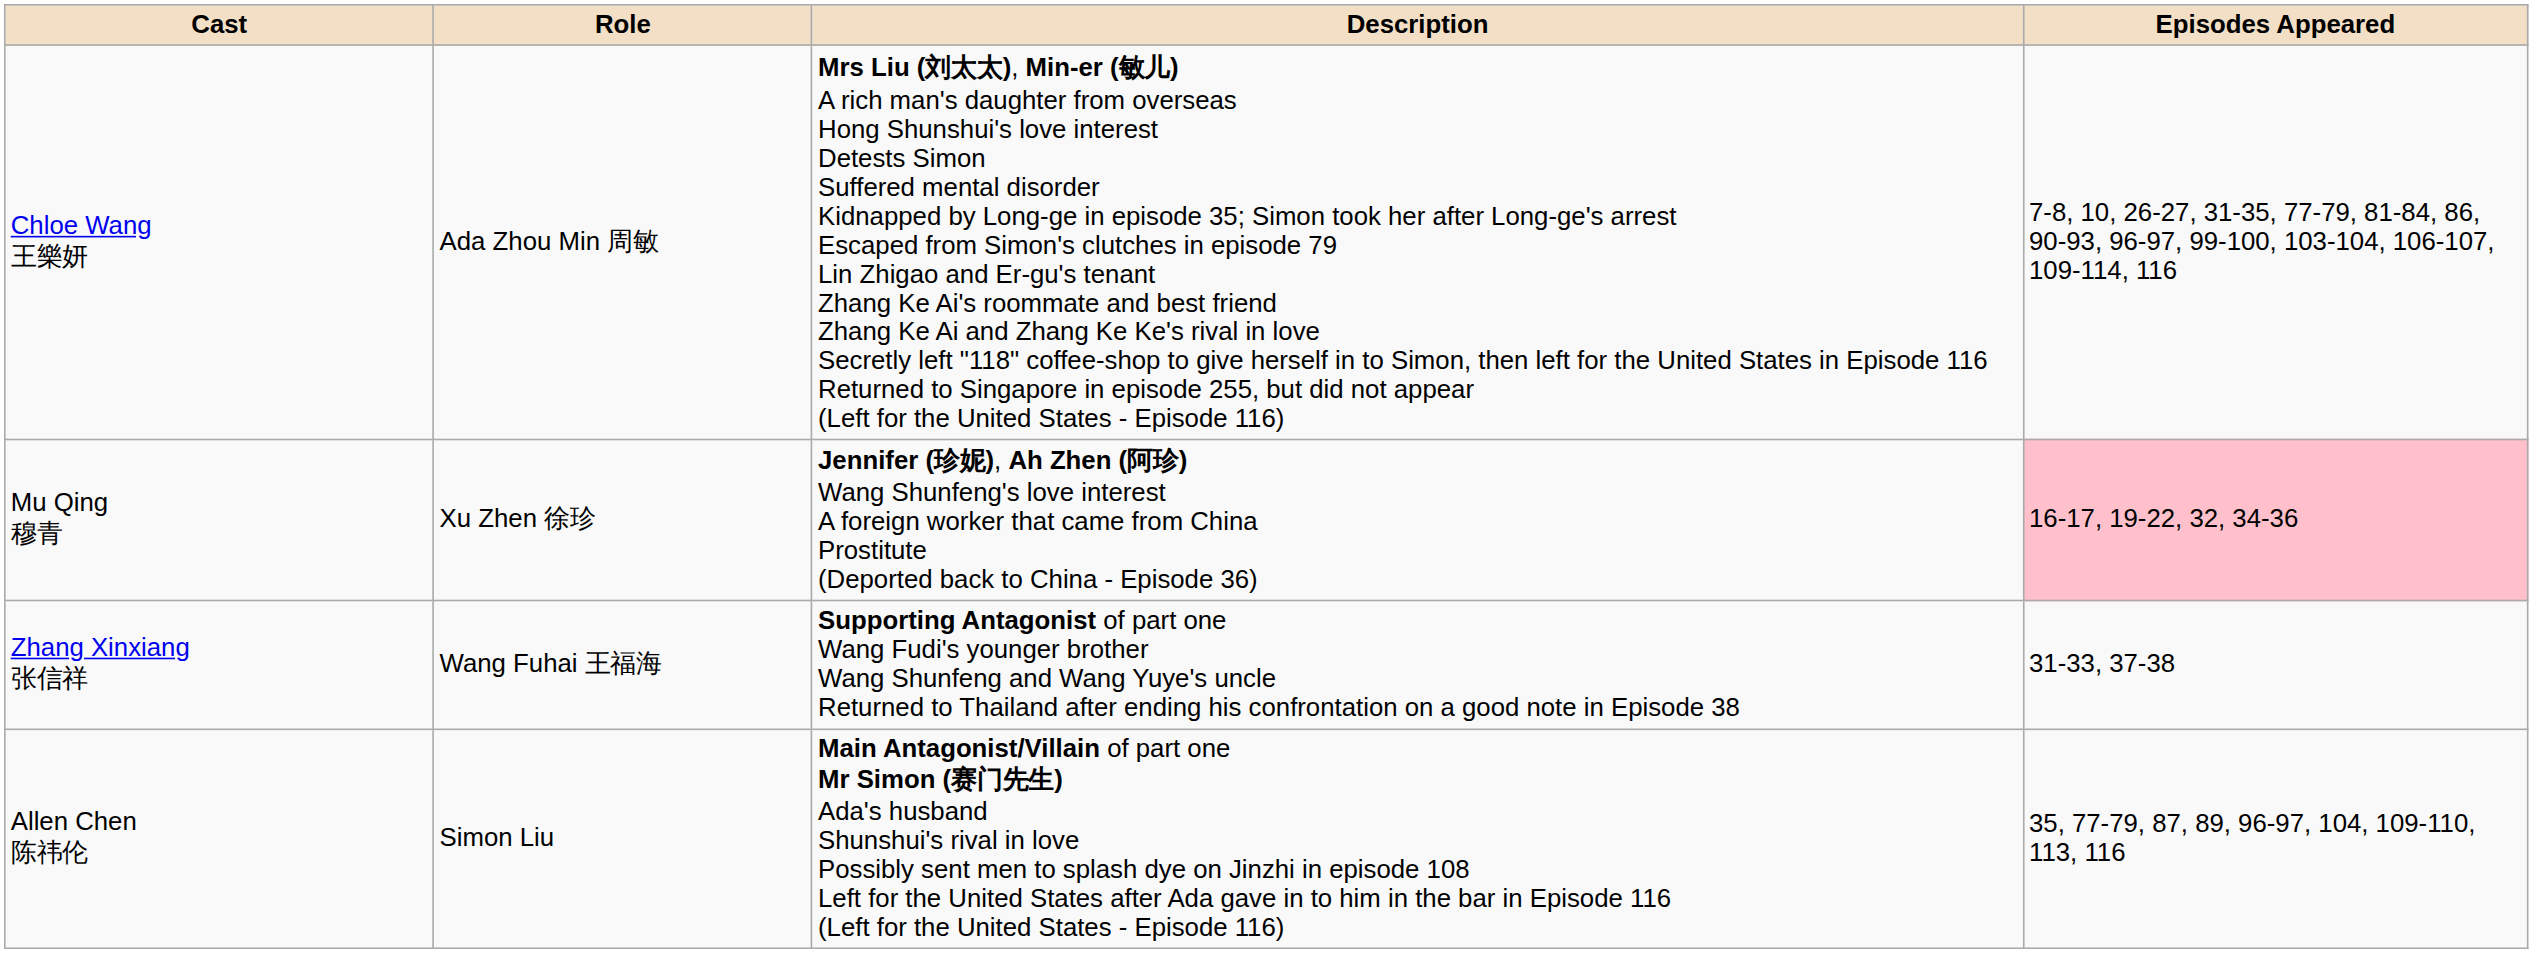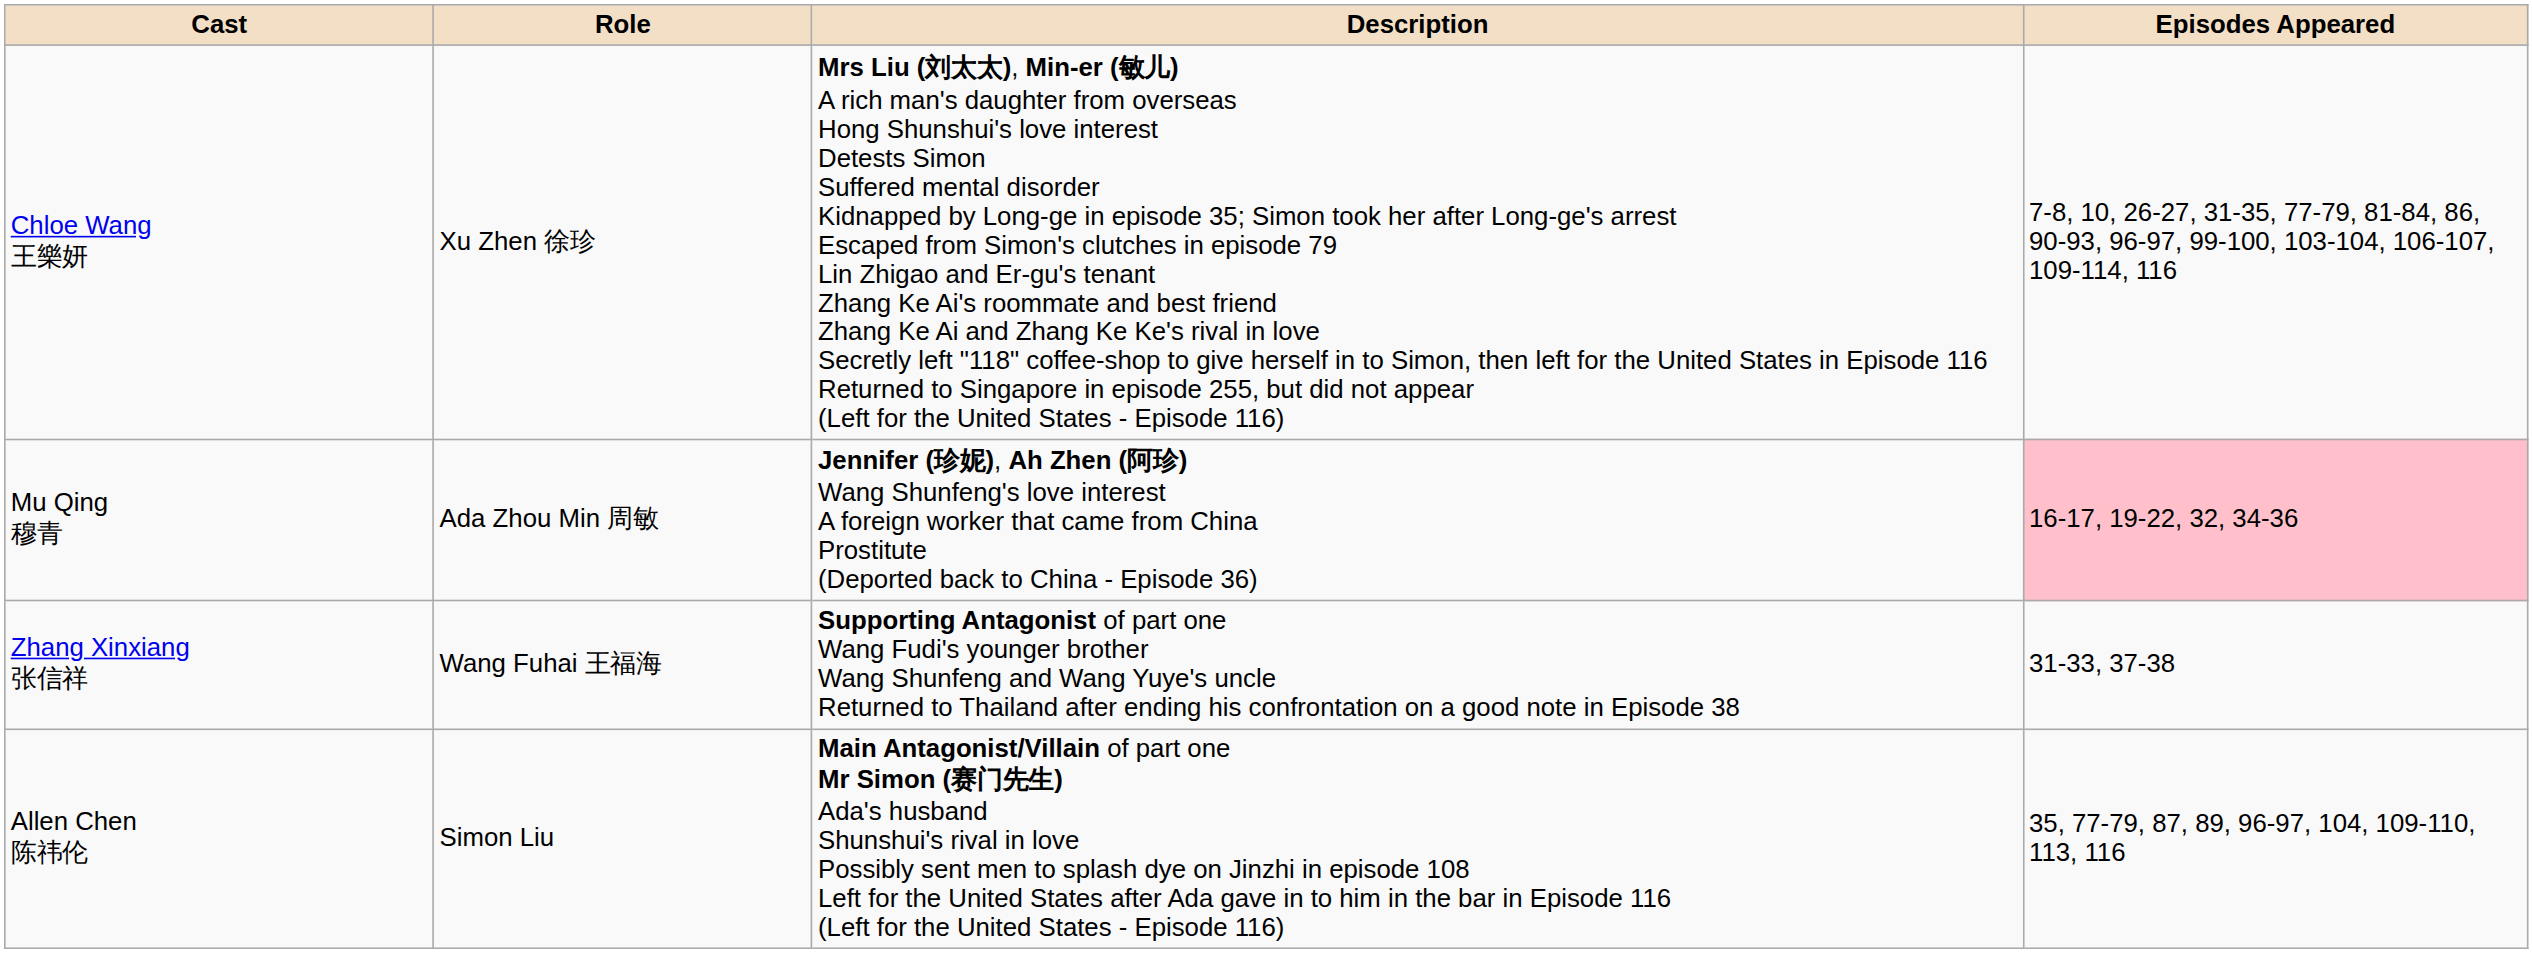(549, 241) Ada Zhou Min 周敏 -> (518, 241) Xu Zhen 徐珍
(518, 518) Xu Zhen 徐珍 -> (549, 518) Ada Zhou Min 周敏
